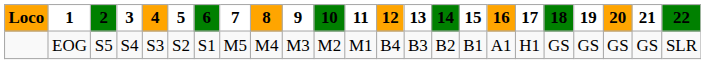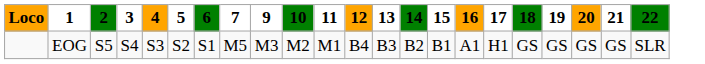- column: (267, 17)
